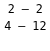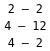+ row: (25, 43)
